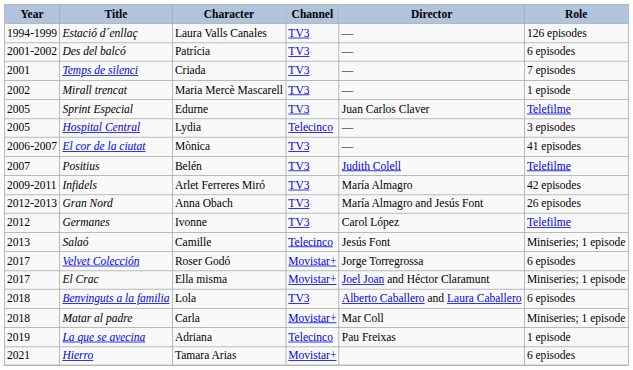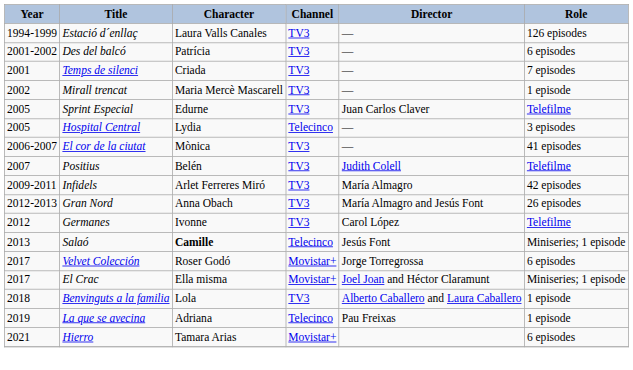(193, 242) normal -> (194, 242) bold
(551, 299) 6 episodes -> (549, 299) 1 episode
- row: (97, 318)
